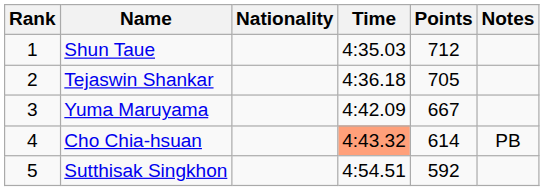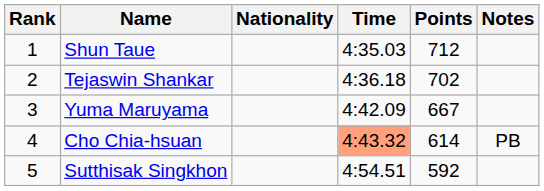(444, 79) 705 -> (444, 79) 702
